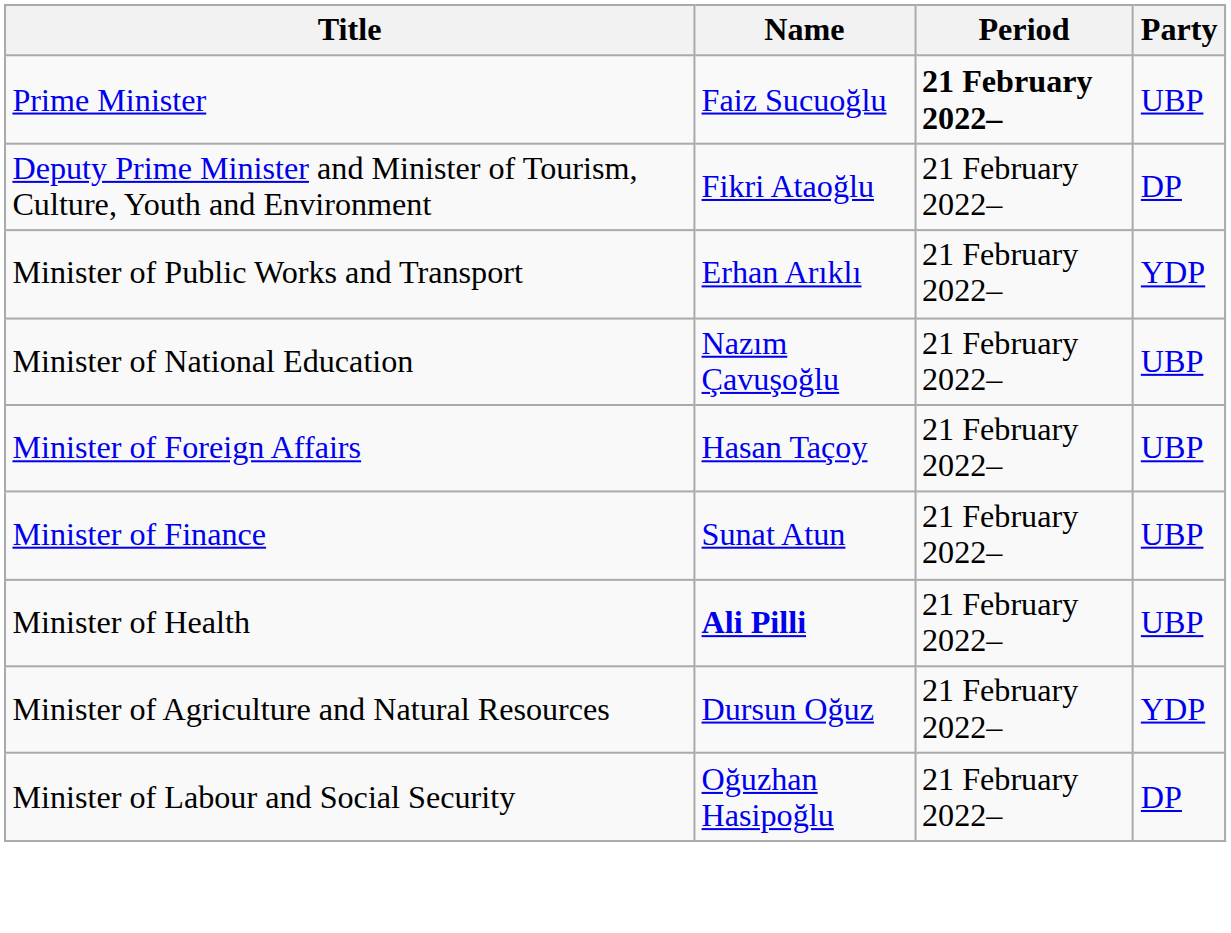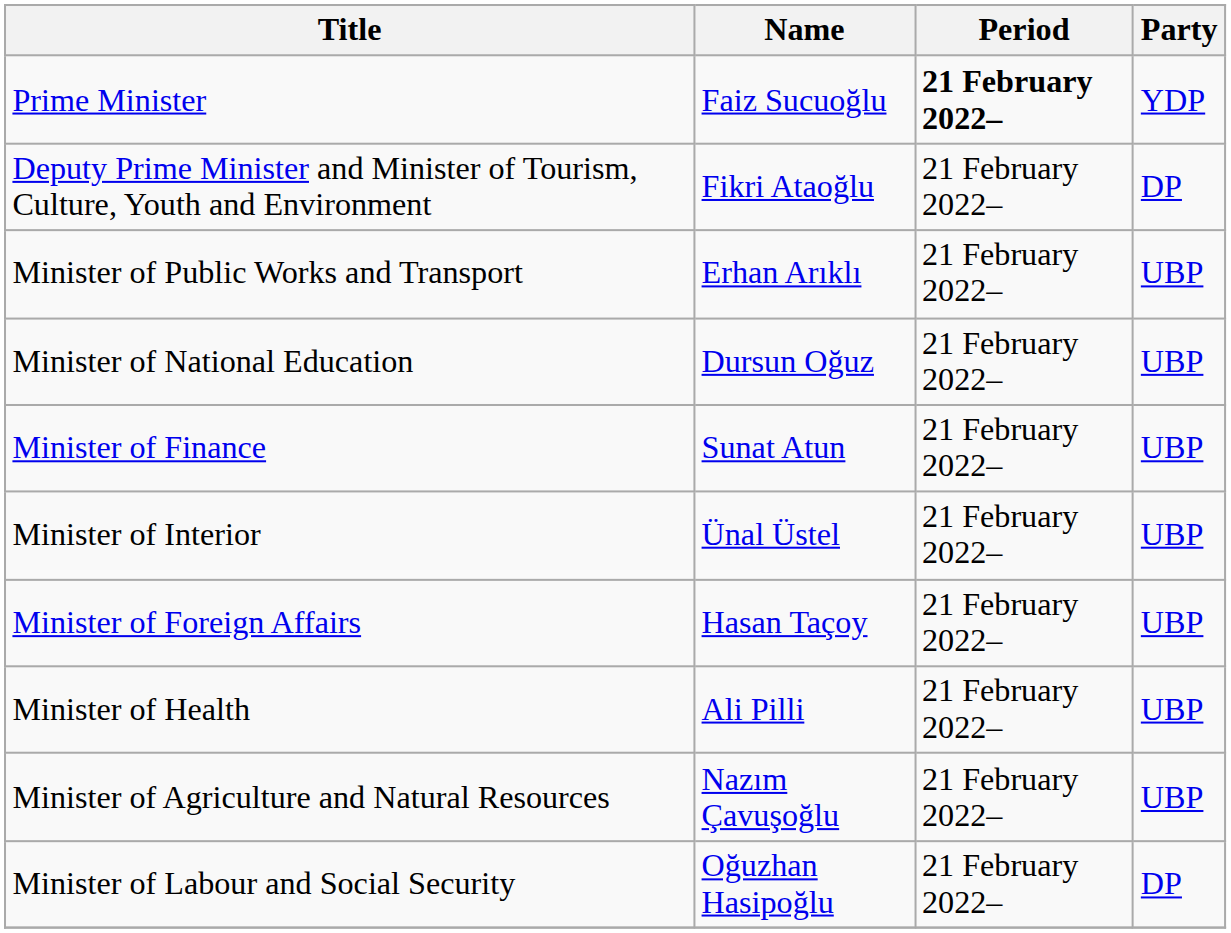(1172, 99) UBP -> (1173, 99) YDP
(1173, 273) YDP -> (1172, 273) UBP
(770, 360) Nazım Çavuşoğlu -> (788, 360) Dursun Oğuz
rows swapped: (139, 535) <-> (187, 447)
+ row: (137, 535)
(754, 622) bold -> (753, 709) normal
(788, 709) Dursun Oğuz -> (770, 796) Nazım Çavuşoğlu
(1173, 709) YDP -> (1172, 796) UBP
